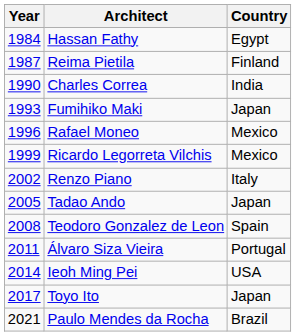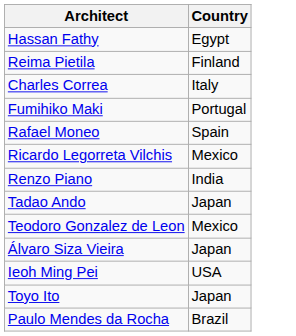- column: (24, 16)
(247, 86) India -> (205, 86) Italy
(251, 109) Japan -> (219, 109) Portugal
(254, 132) Mexico -> (210, 132) Spain
(244, 179) Italy -> (207, 179) India
(250, 226) Spain -> (215, 226) Mexico
(258, 249) Portugal -> (211, 249) Japan
